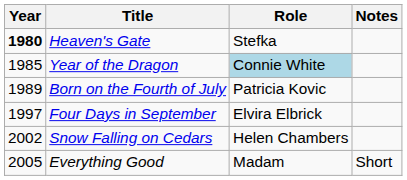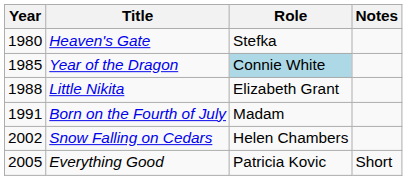(25, 41) bold -> (25, 41) normal
+ row: (87, 89)
(25, 89) 1989 -> (25, 114) 1991
(280, 89) Patricia Kovic -> (259, 114) Madam
- row: (133, 114)
(259, 162) Madam -> (280, 162) Patricia Kovic
